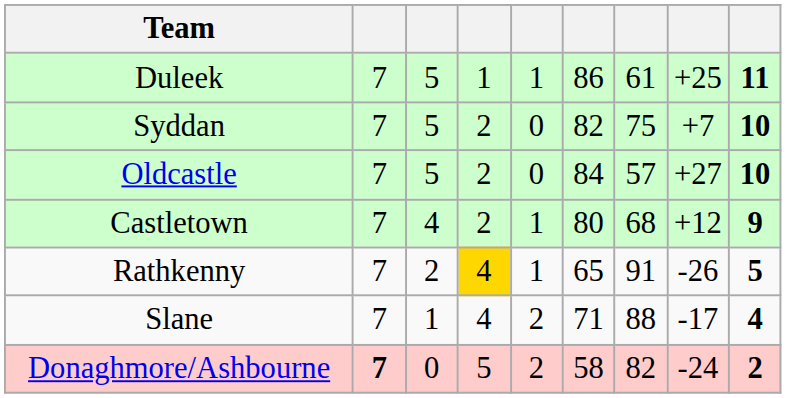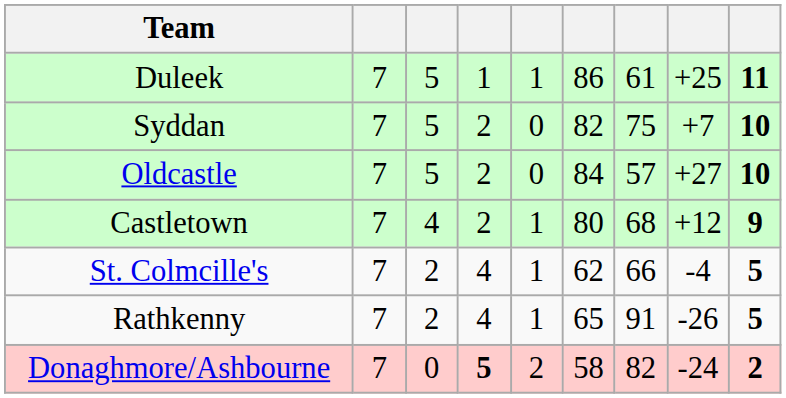+ row: (179, 271)
(484, 271) gold background -> (484, 319) no background
- row: (179, 319)
(379, 367) bold -> (379, 367) normal
(484, 367) normal -> (484, 367) bold
